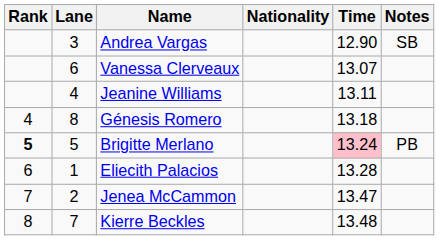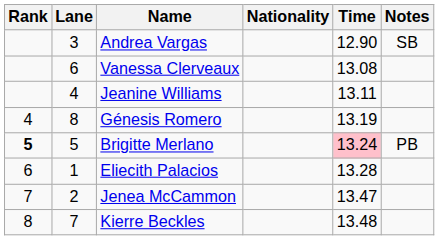(357, 68) 13.07 -> (357, 68) 13.08
(357, 119) 13.18 -> (357, 119) 13.19
